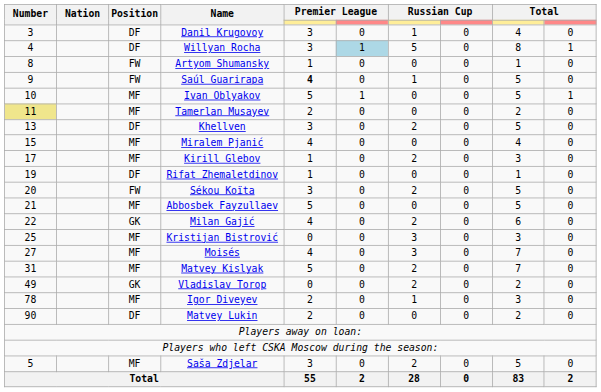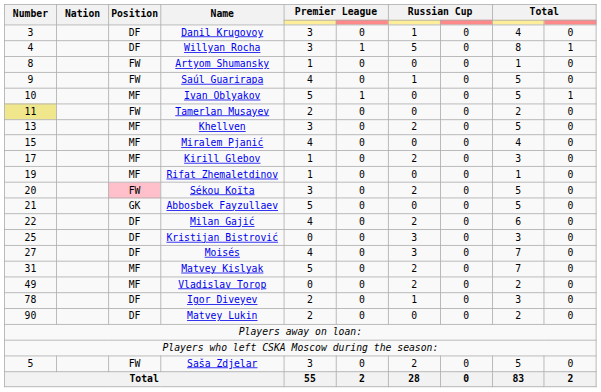(362, 49) lightblue background -> (362, 49) no background
(310, 80) bold -> (310, 80) normal
(135, 112) MF -> (135, 112) FW
(135, 128) DF -> (135, 128) MF
(135, 175) DF -> (135, 175) MF
(135, 191) no background -> (135, 191) pink background
(135, 206) MF -> (135, 206) GK
(135, 222) GK -> (135, 222) DF
(135, 238) MF -> (135, 238) DF
(135, 254) MF -> (135, 254) DF
(135, 285) GK -> (135, 285) MF
(135, 301) MF -> (135, 301) DF
(135, 364) MF -> (135, 364) FW
